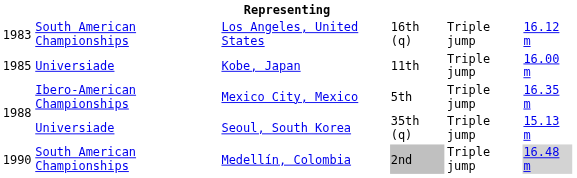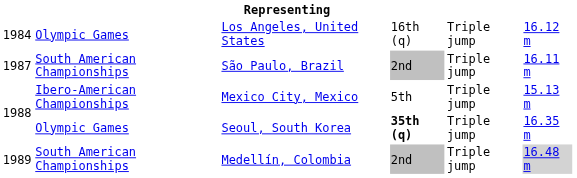(17, 34) 1983 -> (17, 34) 1984
(86, 34) South American Championships -> (82, 34) Olympic Games
- row: (261, 65)
+ row: (283, 65)
(541, 97) 16.35 m -> (541, 97) 15.13 m
(75, 128) Universiade -> (82, 128) Olympic Games
(405, 128) normal -> (405, 128) bold
(541, 128) 15.13 m -> (541, 128) 16.35 m
(17, 159) 1990 -> (17, 159) 1989
